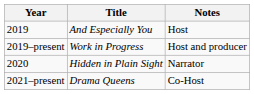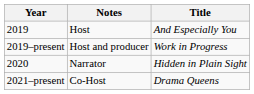columns swapped: (116, 13) <-> (207, 13)
